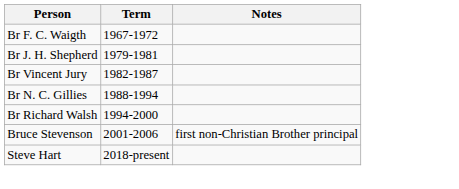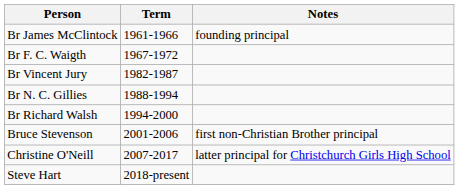+ row: (62, 34)
- row: (52, 54)
+ row: (50, 154)
